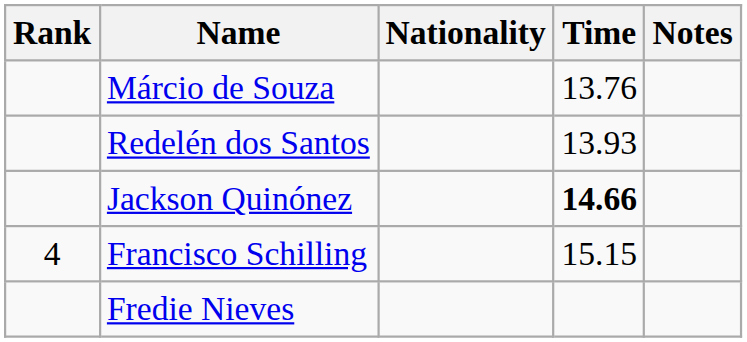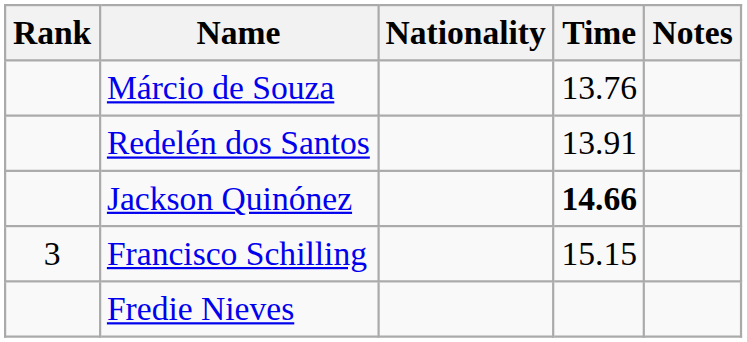(599, 143) 13.93 -> (599, 143) 13.91
(52, 253) 4 -> (52, 253) 3
